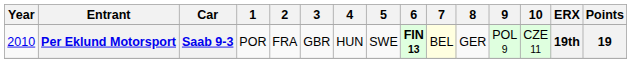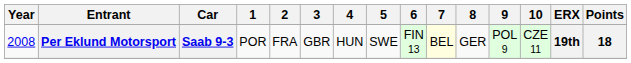(21, 41) 2010 -> (21, 41) 2008
(414, 41) bold -> (414, 41) normal
(605, 41) 19 -> (605, 41) 18
